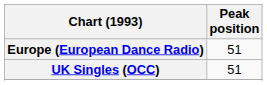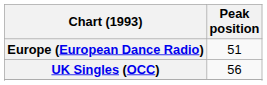(234, 69) 51 -> (234, 69) 56
